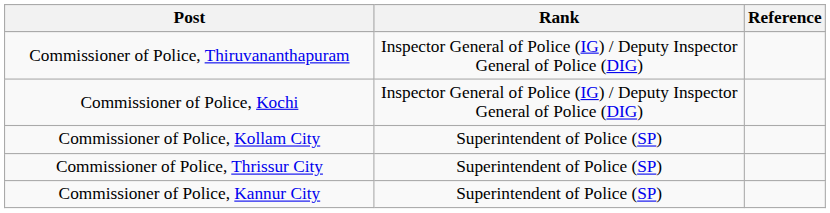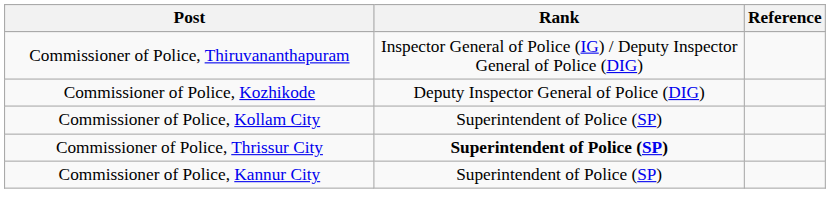- row: (189, 102)
+ row: (189, 92)
(559, 166) normal -> (559, 147) bold
